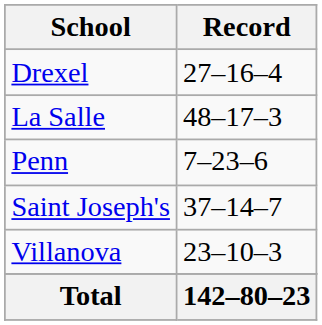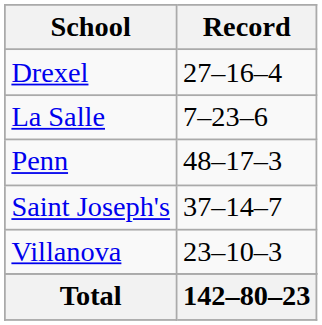(233, 116) 48–17–3 -> (225, 116) 7–23–6
(225, 161) 7–23–6 -> (233, 161) 48–17–3
